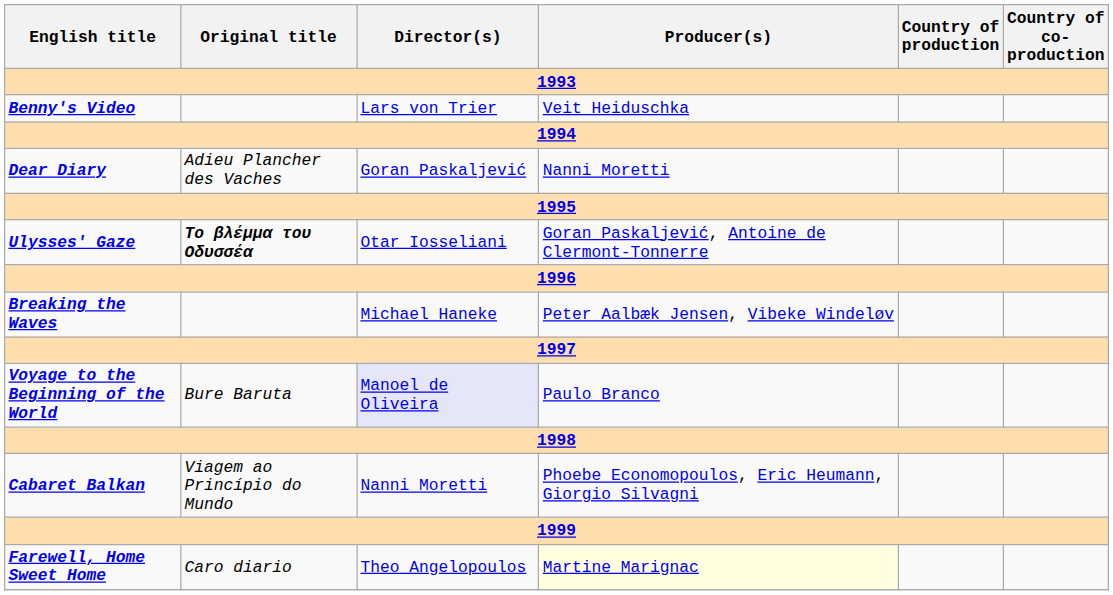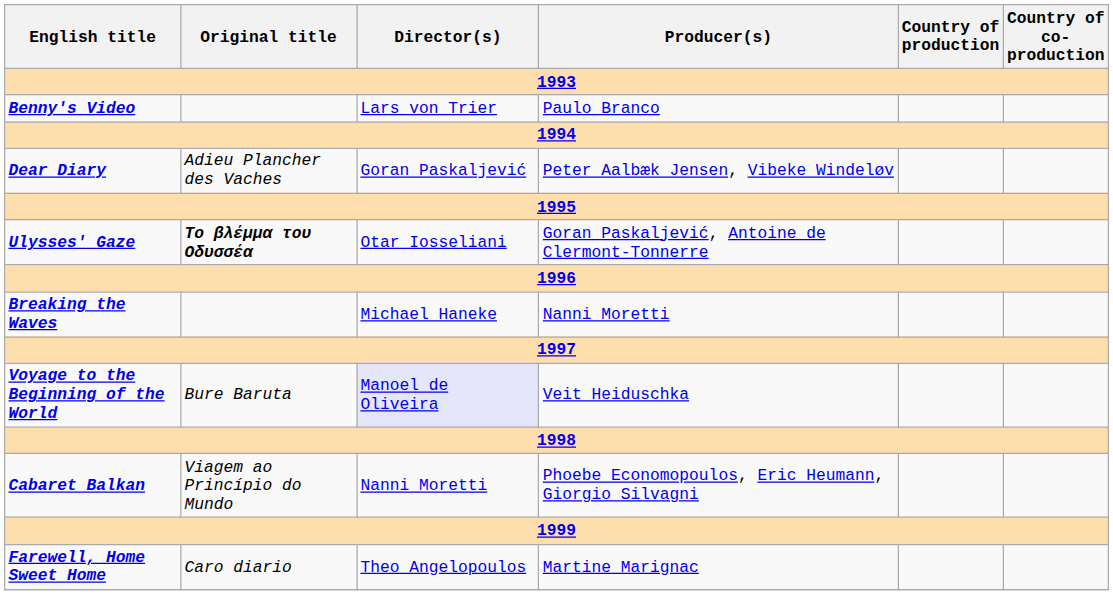(616, 108) Veit Heiduschka -> (601, 108) Paulo Branco
(606, 171) Nanni Moretti -> (718, 171) Peter Aalbæk Jensen, Vibeke Windeløv
(718, 314) Peter Aalbæk Jensen, Vibeke Windeløv -> (606, 314) Nanni Moretti
(601, 395) Paulo Branco -> (616, 395) Veit Heiduschka
(621, 567) lightyellow background -> (621, 567) no background
